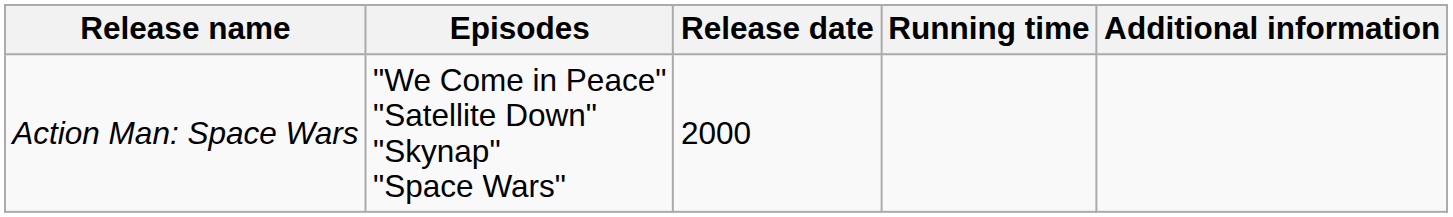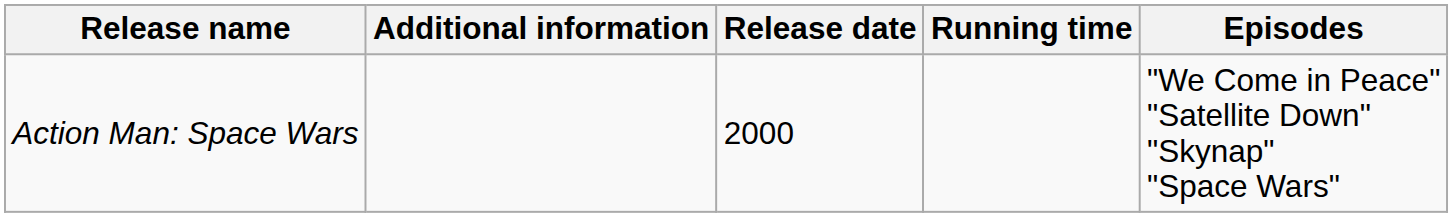columns swapped: (520, 29) <-> (1272, 29)
